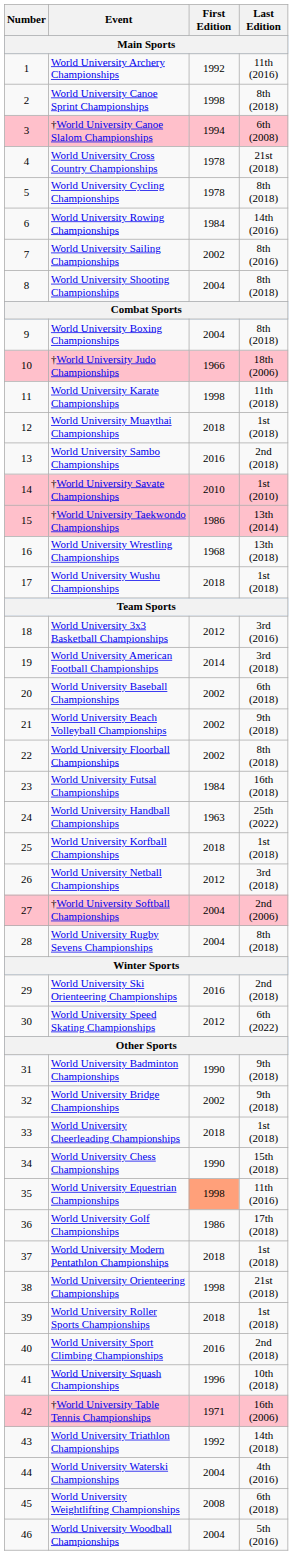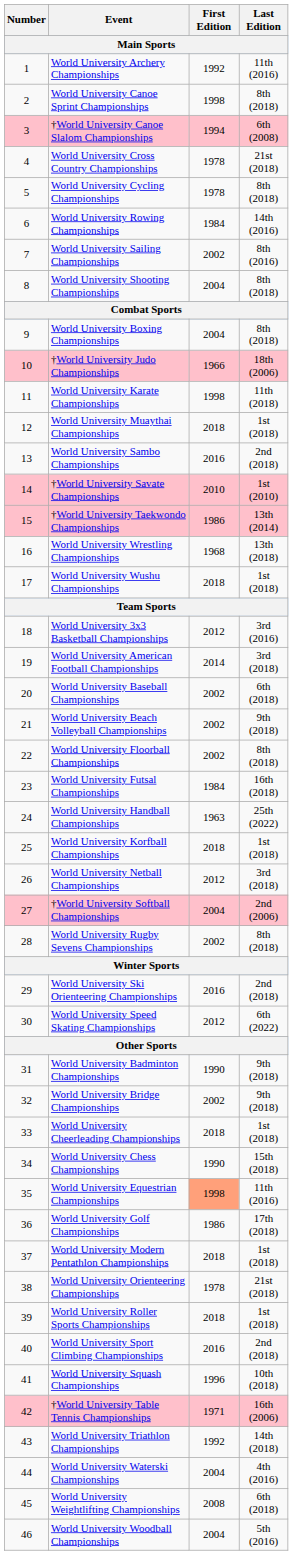(214, 941) 2004 -> (214, 941) 2002
(214, 1287) 1998 -> (214, 1287) 1978
